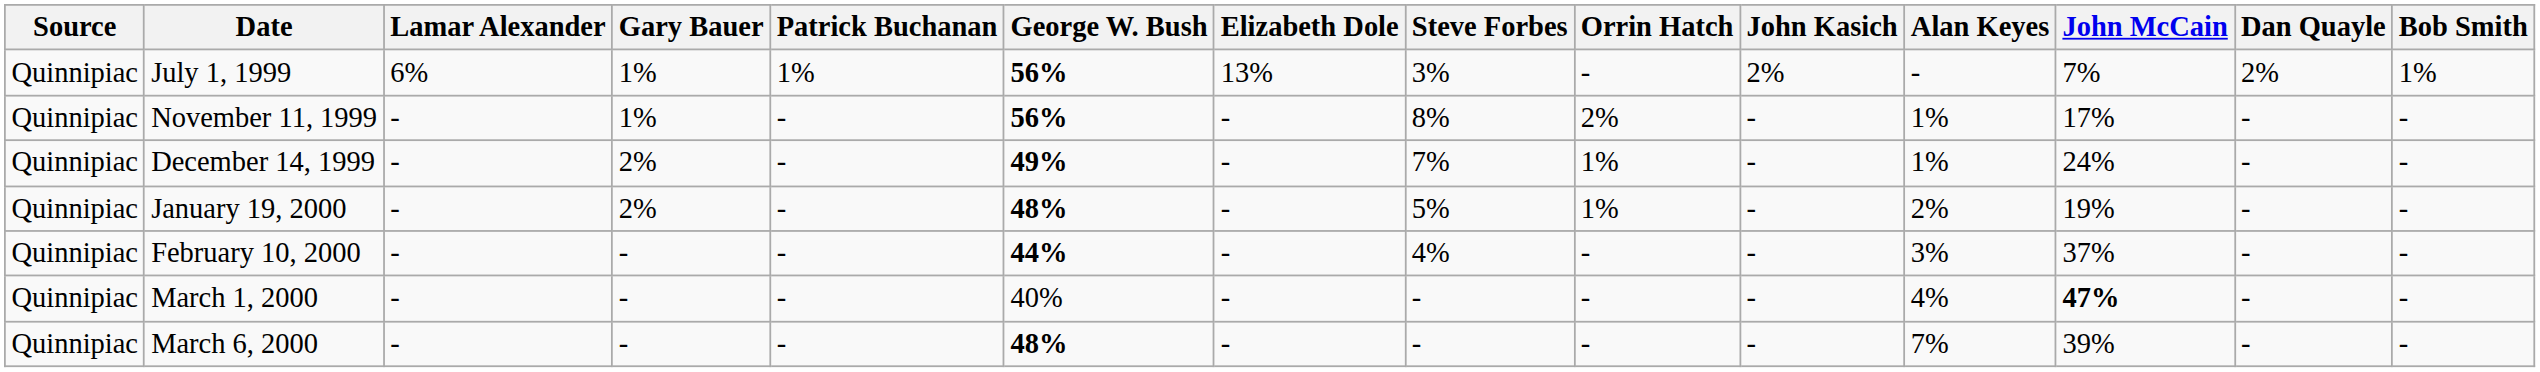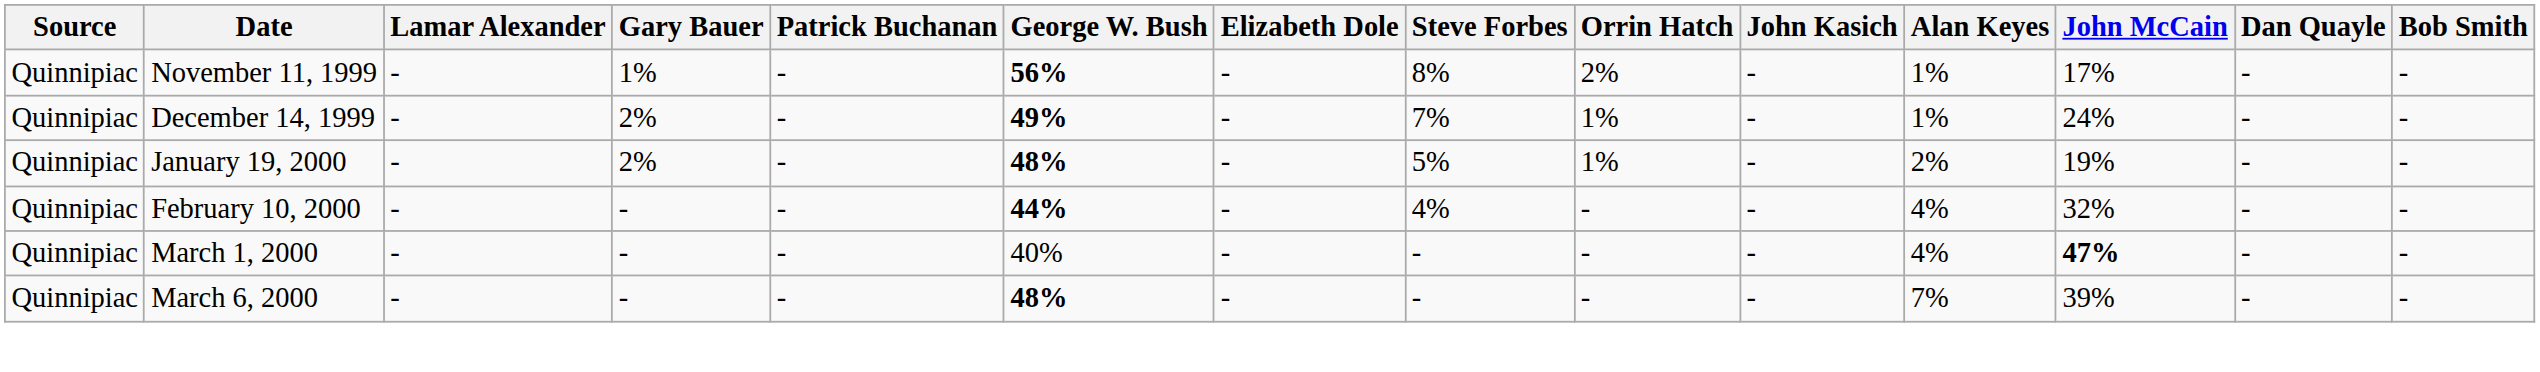- row: (221, 72)
(1930, 252) 3% -> (1930, 207) 4%
(2089, 252) 37% -> (2089, 207) 32%
